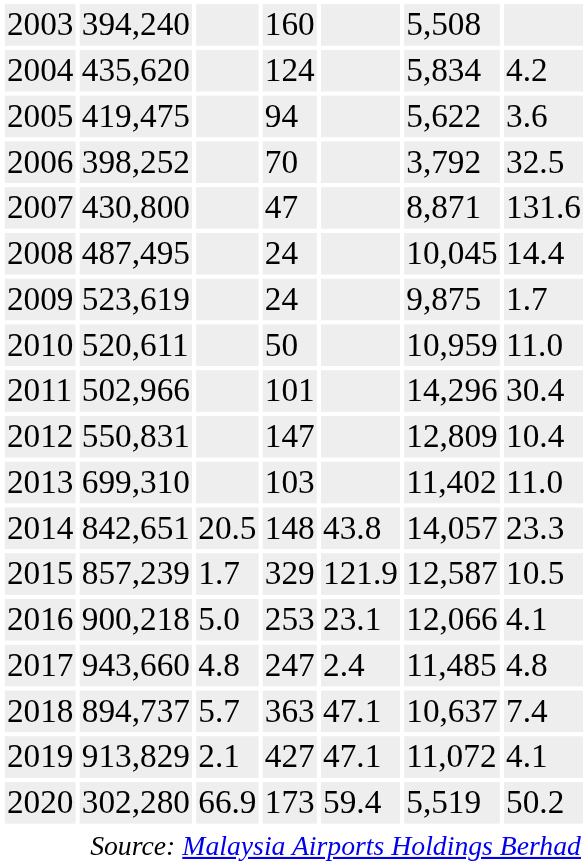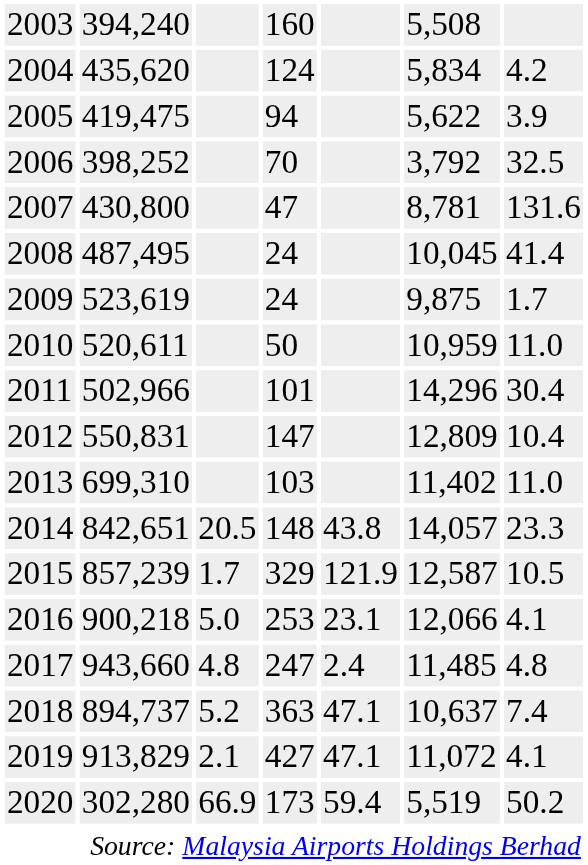(527, 115) 3.6 -> (527, 115) 3.9
(444, 207) 8,871 -> (444, 207) 8,781
(535, 253) 14.4 -> (535, 253) 41.4
(219, 710) 5.7 -> (219, 710) 5.2
